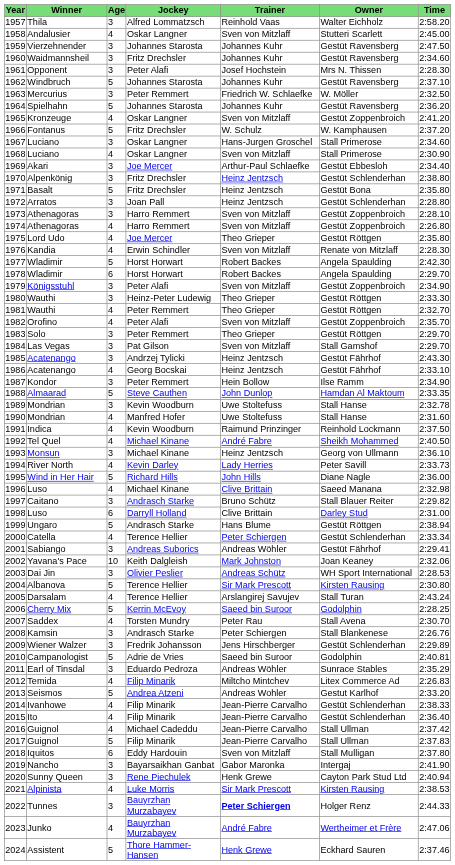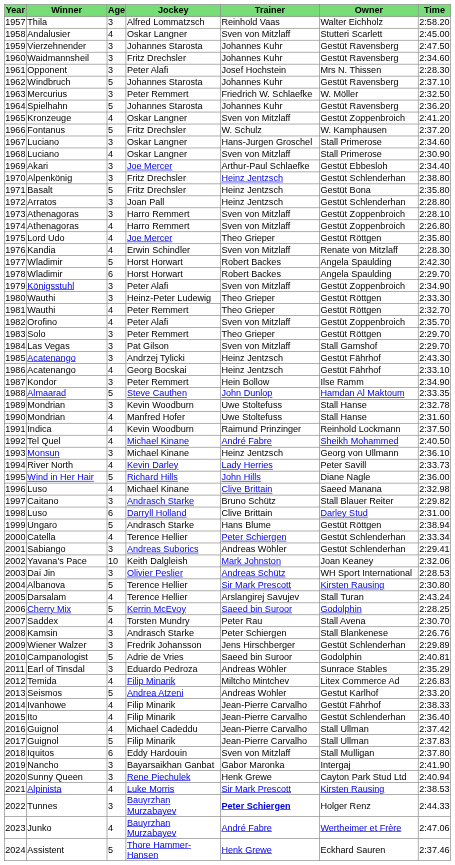(351, 549) Gestüt Fährhof -> (363, 549) Gestüt Schlenderhan
(363, 705) Gestüt Schlenderhan -> (351, 705) Gestüt Fährhof
